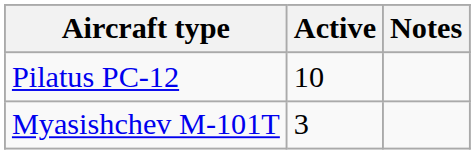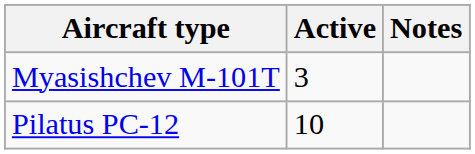rows swapped: (96, 76) <-> (146, 124)
